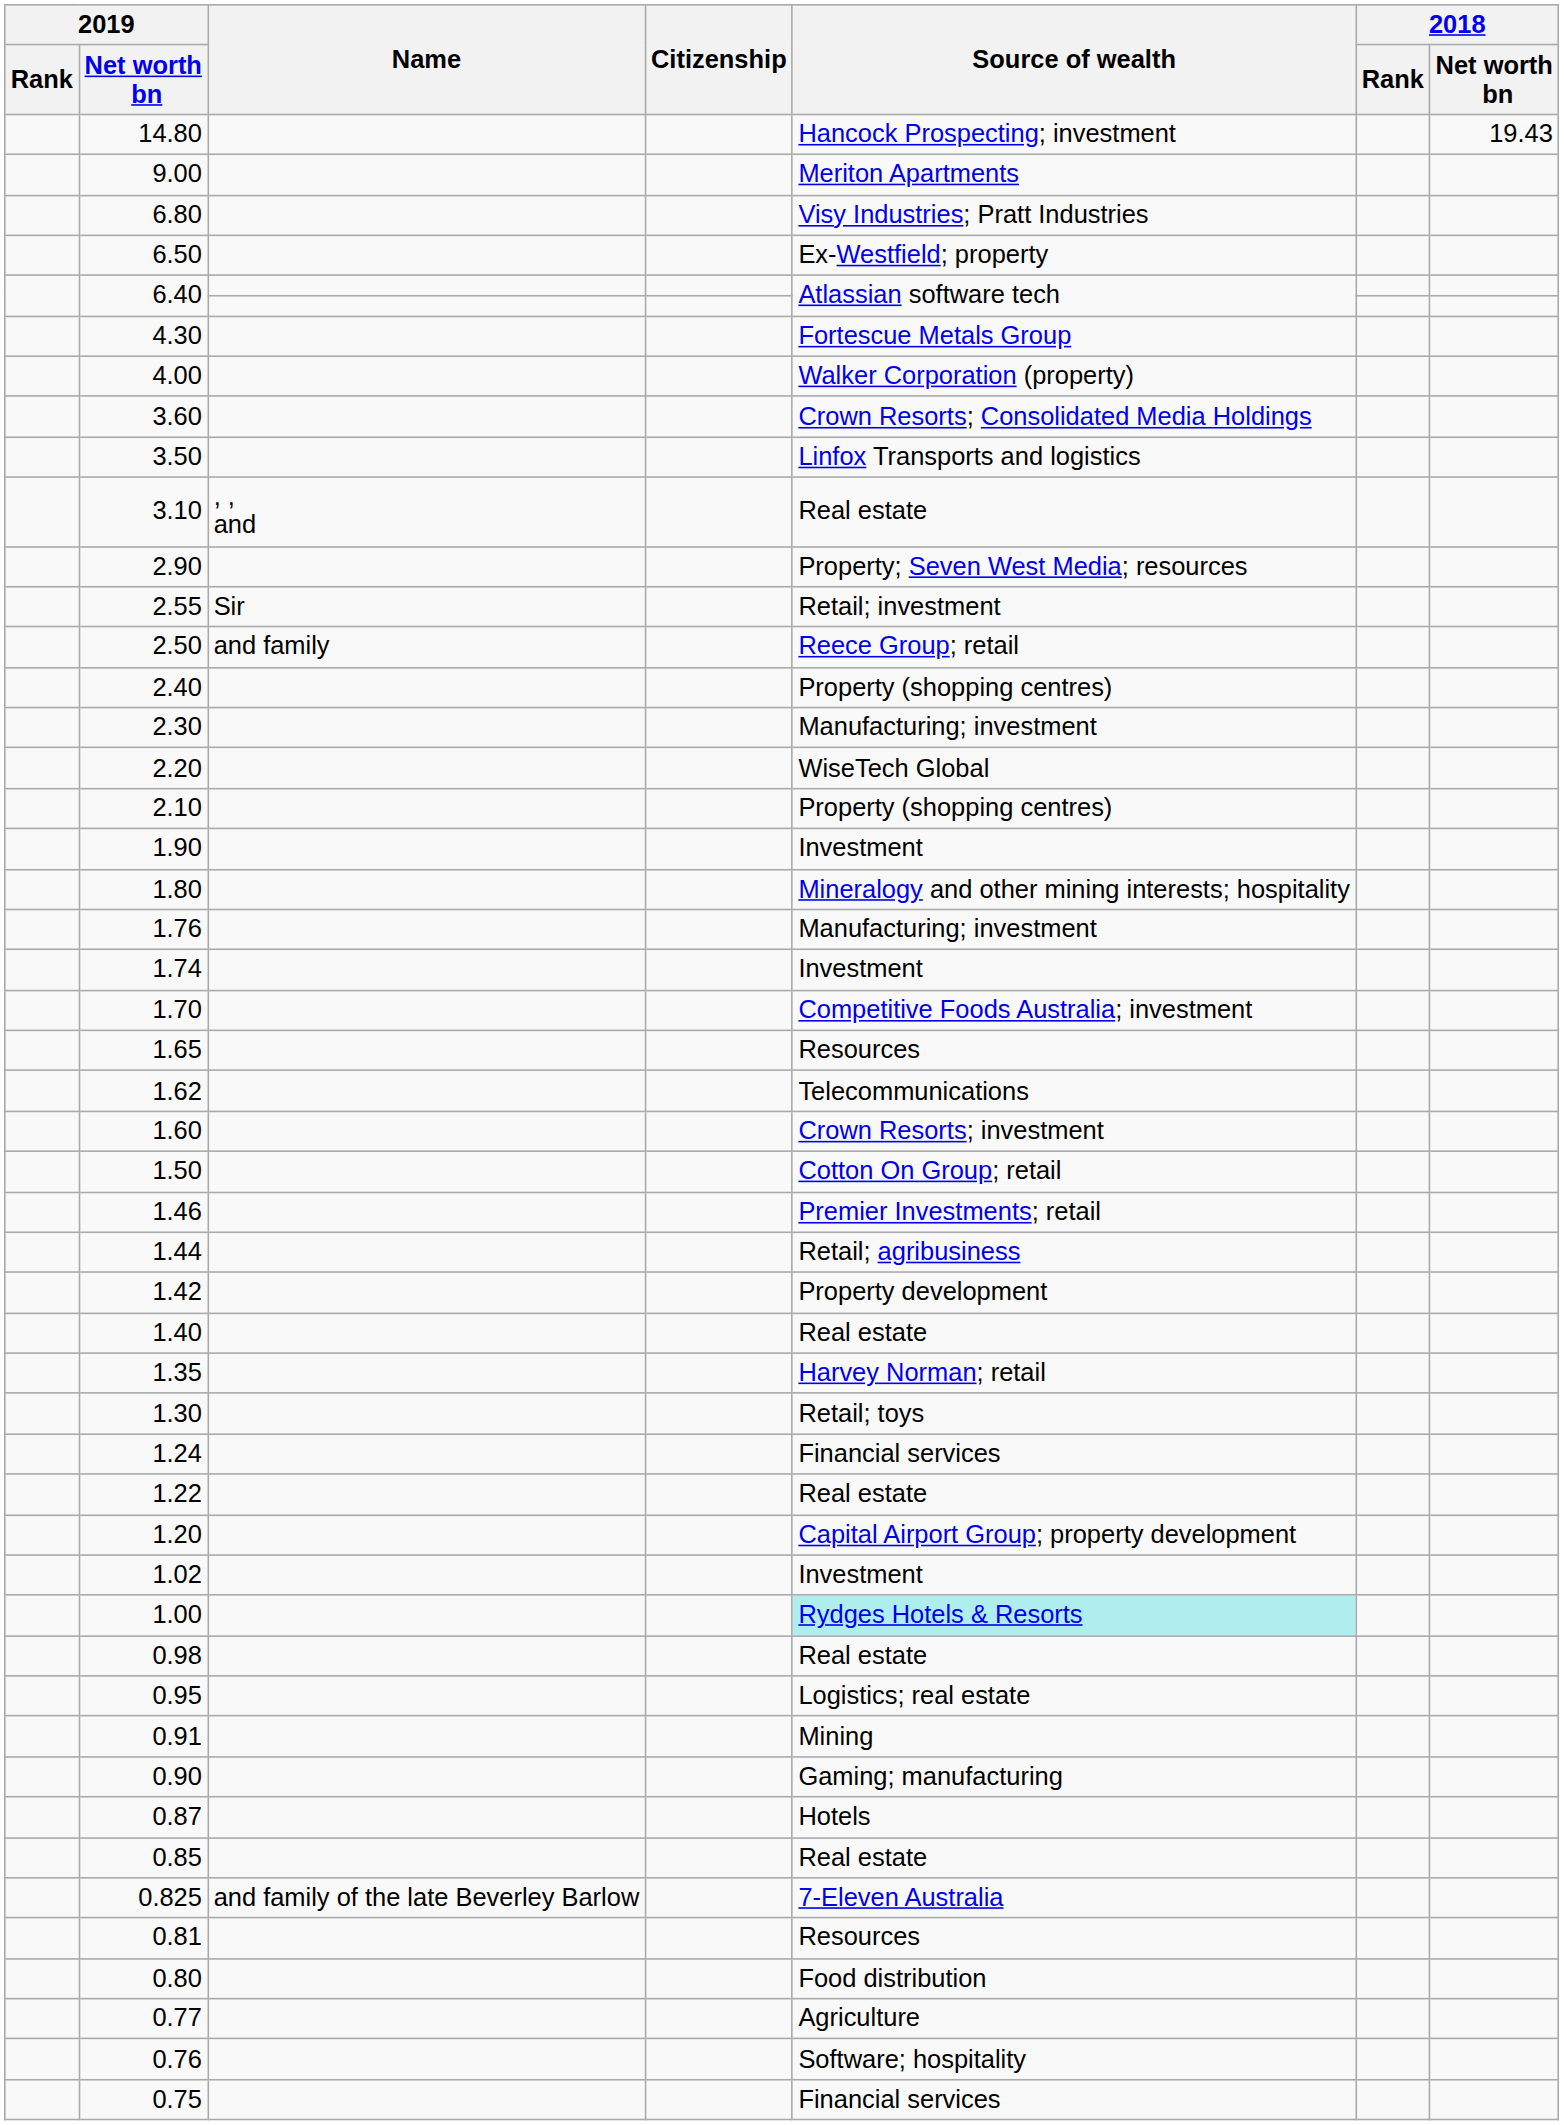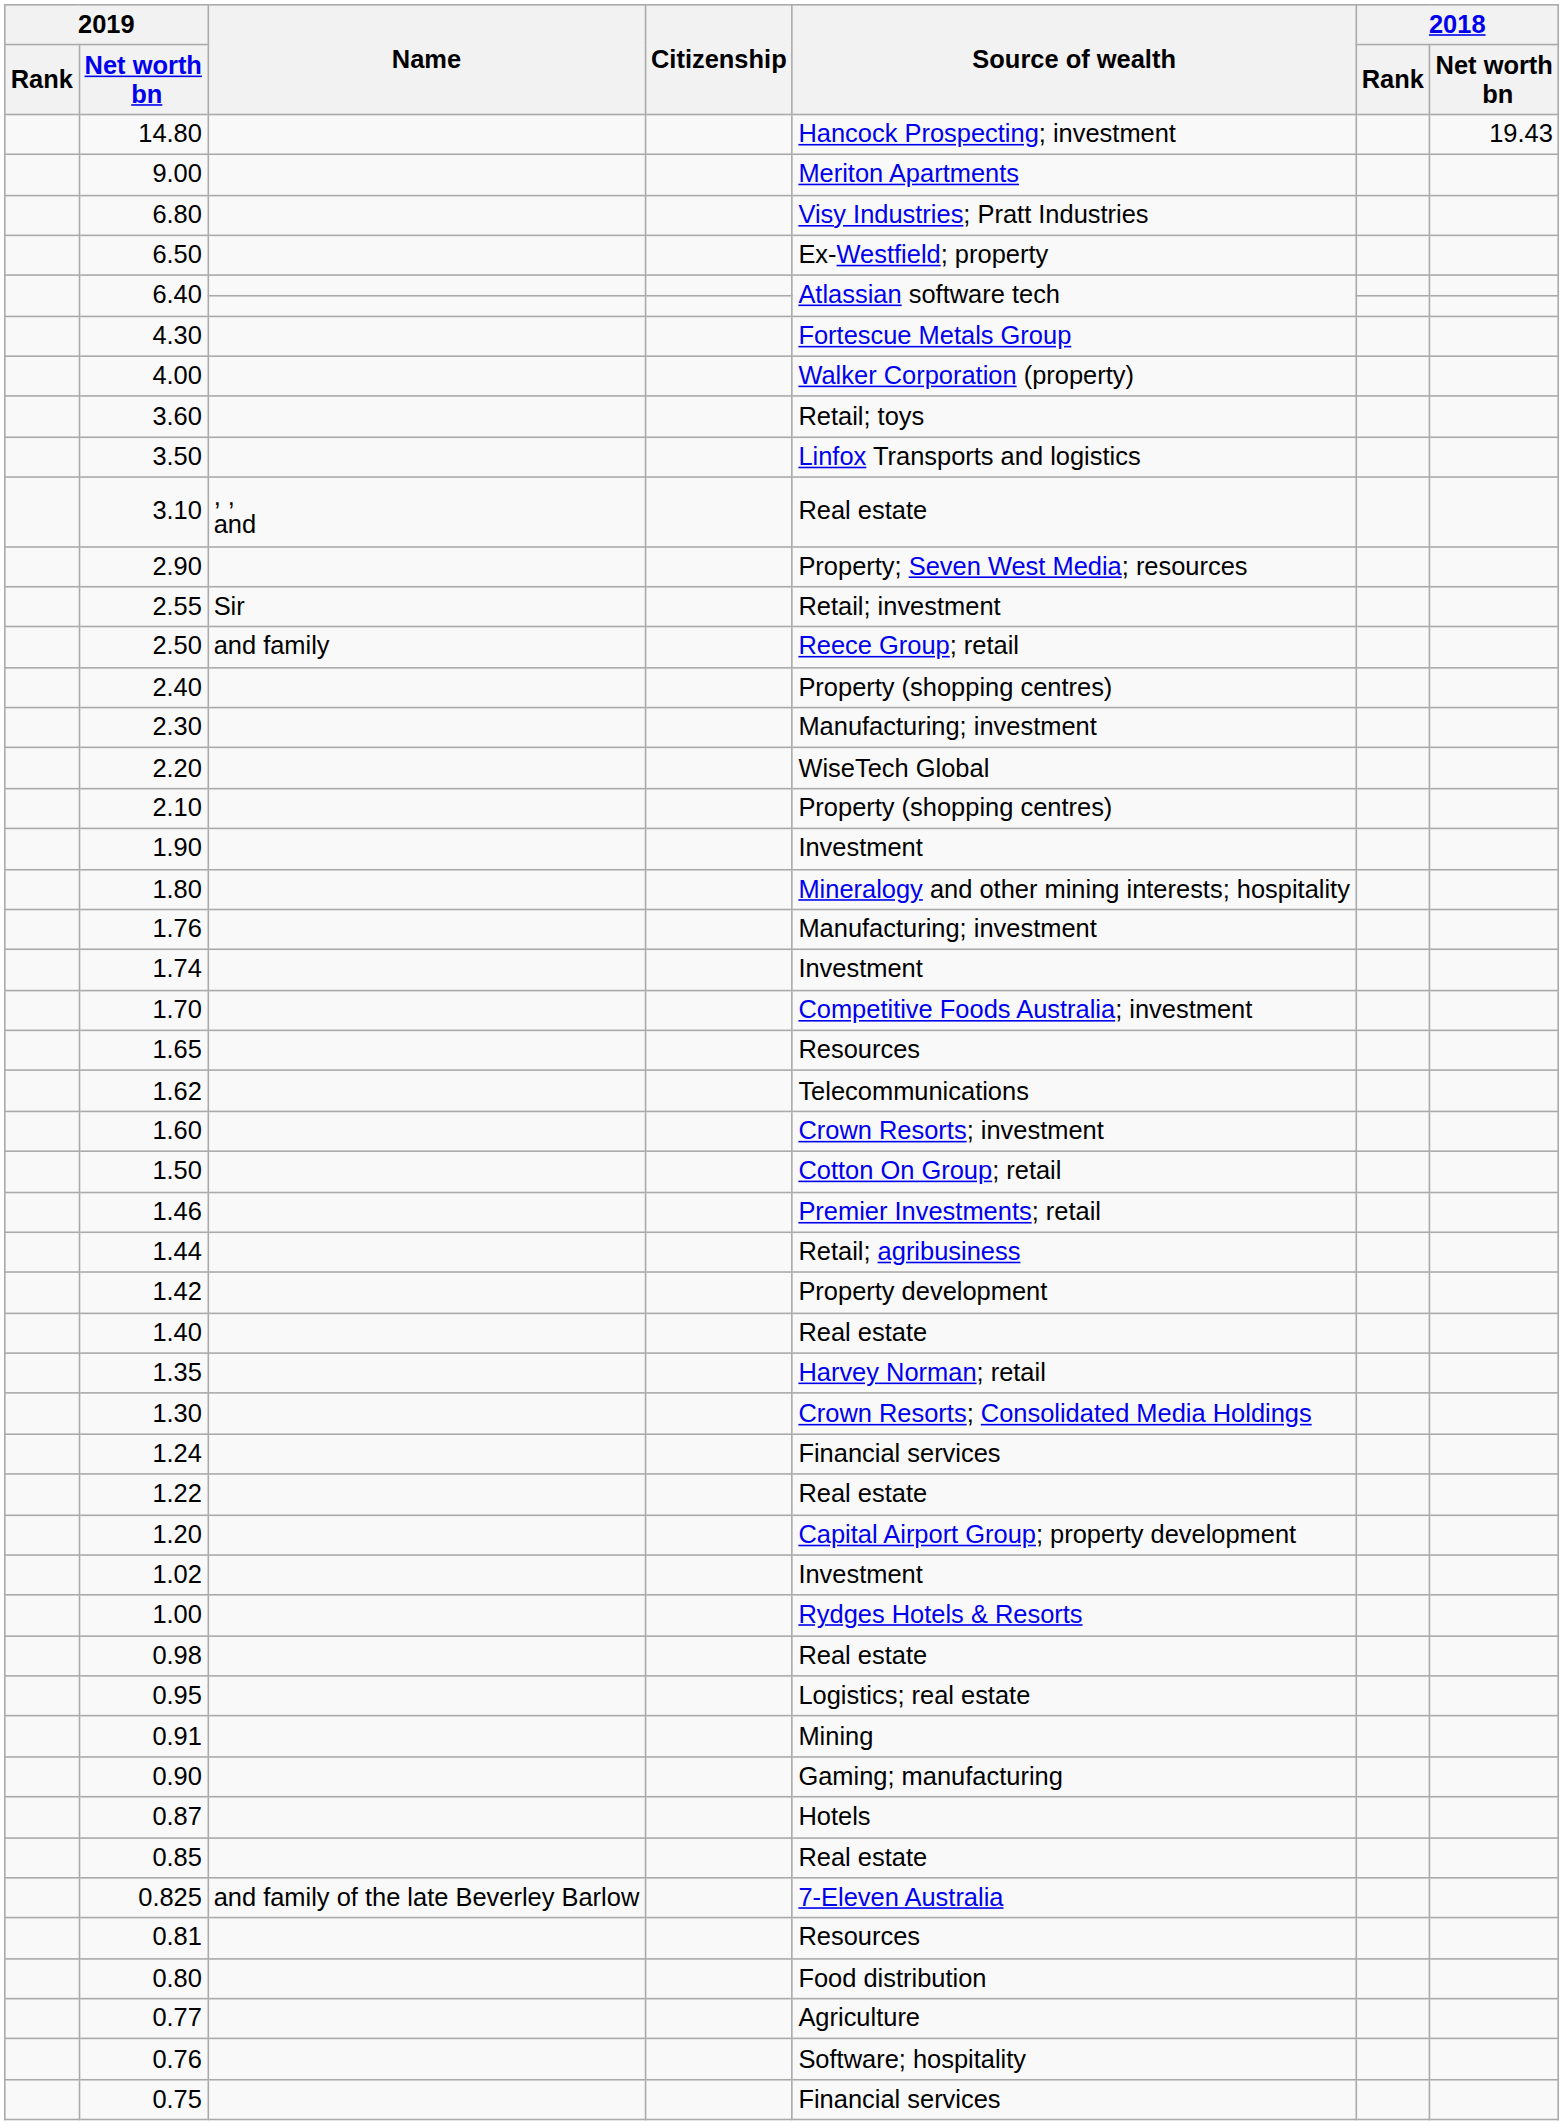(1055, 416) Crown Resorts; Consolidated Media Holdings -> (861, 416) Retail; toys
(861, 1413) Retail; toys -> (1055, 1413) Crown Resorts; Consolidated Media Holdings
(940, 1615) paleturquoise background -> (940, 1615) no background
